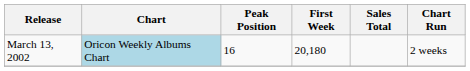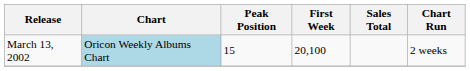(229, 50) 16 -> (229, 50) 15
(310, 50) 20,180 -> (310, 50) 20,100
